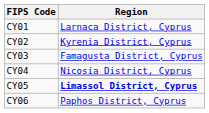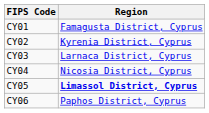(126, 27) Larnaca District, Cyprus -> (131, 27) Famagusta District, Cyprus
(131, 56) Famagusta District, Cyprus -> (126, 56) Larnaca District, Cyprus
